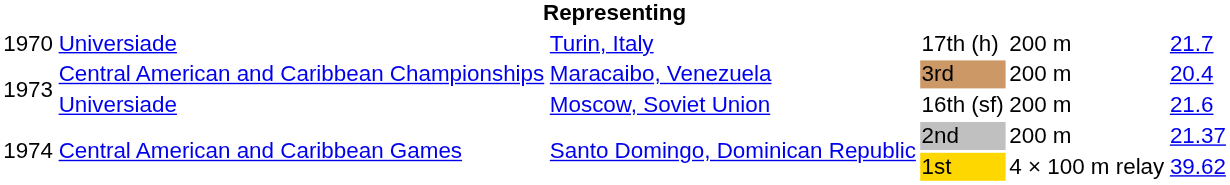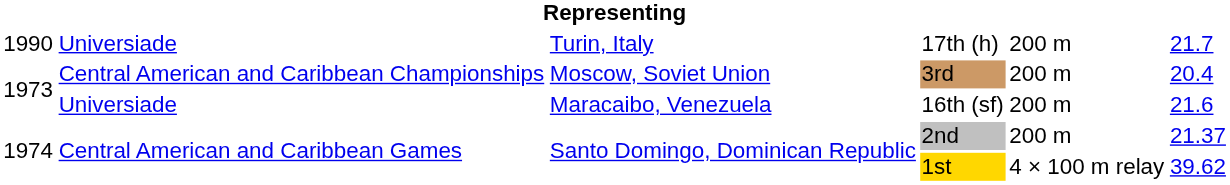(28, 43) 1970 -> (28, 43) 1990
(661, 74) Maracaibo, Venezuela -> (660, 74) Moscow, Soviet Union
(660, 104) Moscow, Soviet Union -> (661, 104) Maracaibo, Venezuela
